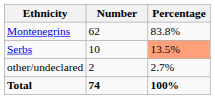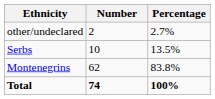rows swapped: (39, 31) <-> (45, 67)
(165, 49) lightsalmon background -> (165, 49) no background
